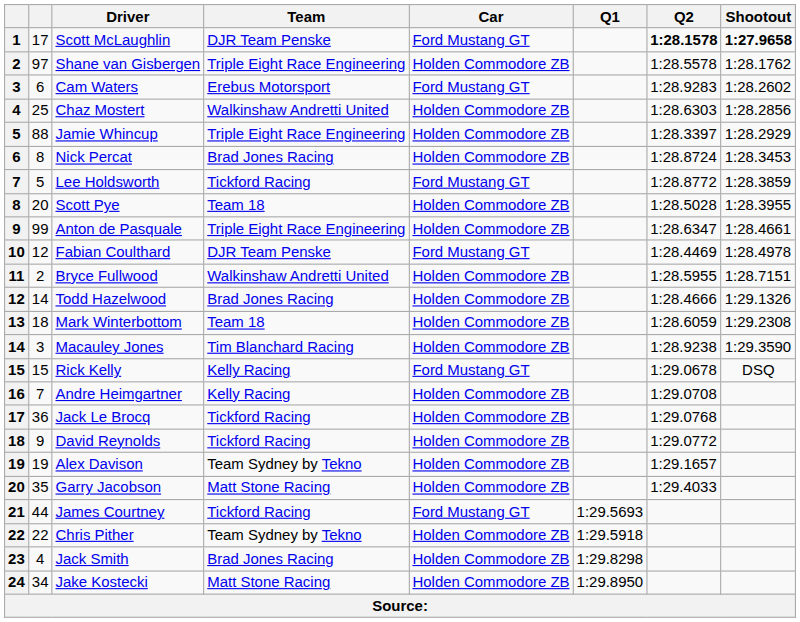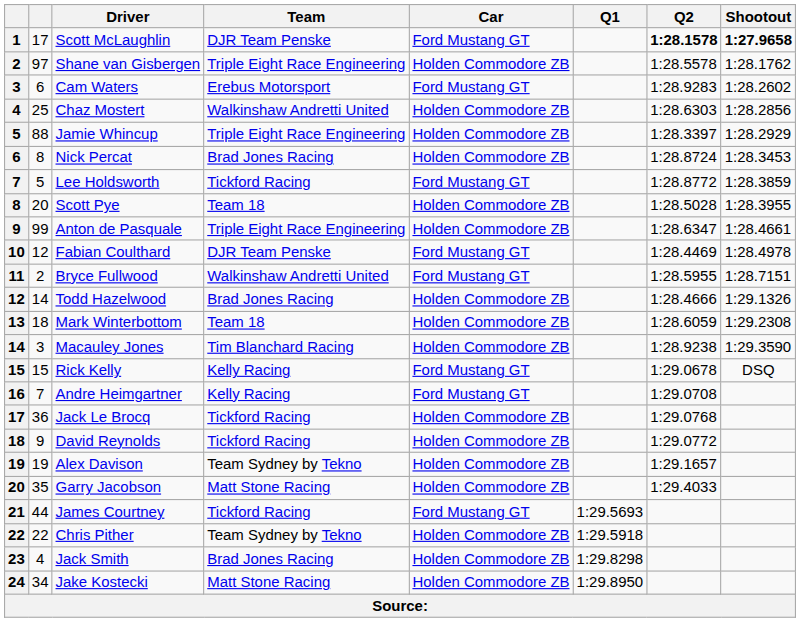(491, 275) Holden Commodore ZB -> (471, 275) Ford Mustang GT
(491, 393) Holden Commodore ZB -> (471, 393) Ford Mustang GT
